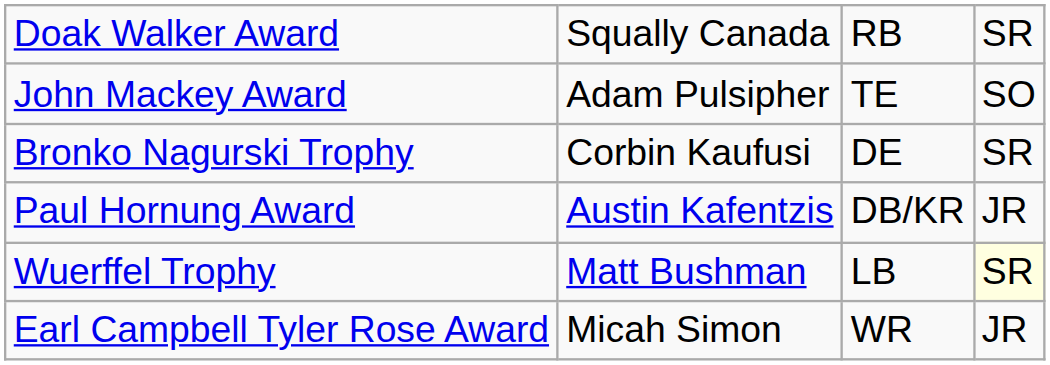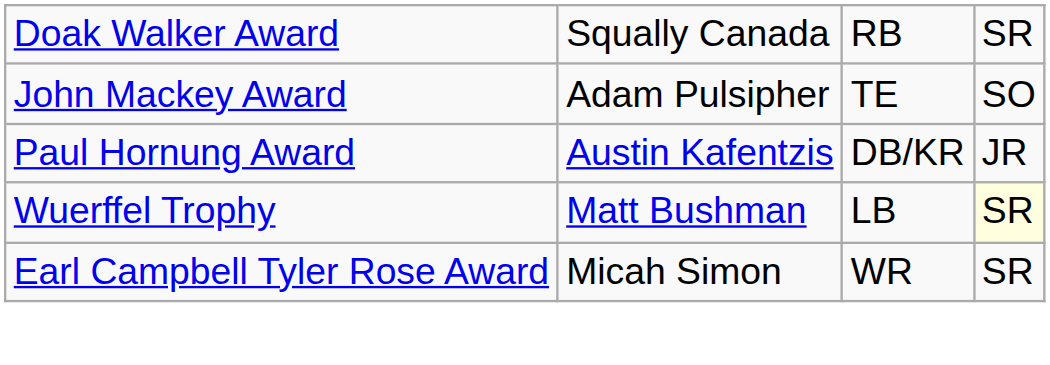- row: (214, 152)
(1005, 329) JR -> (1008, 270) SR
